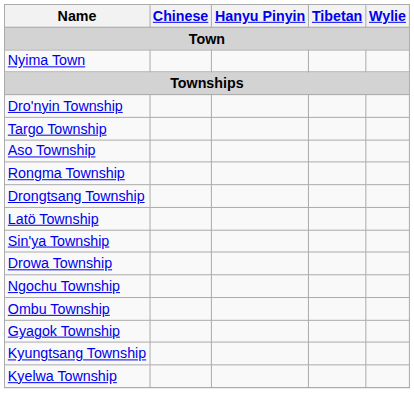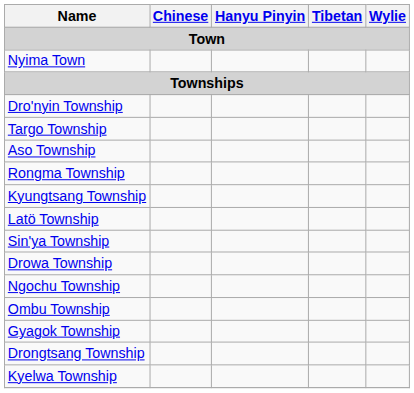rows swapped: (76, 196) <-> (77, 354)
